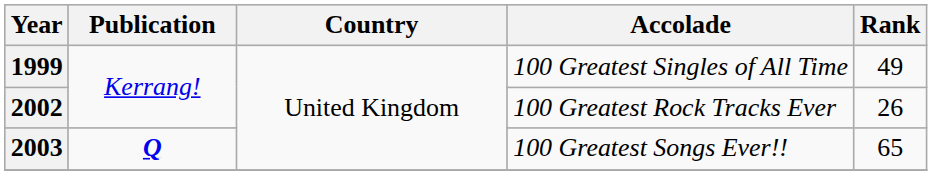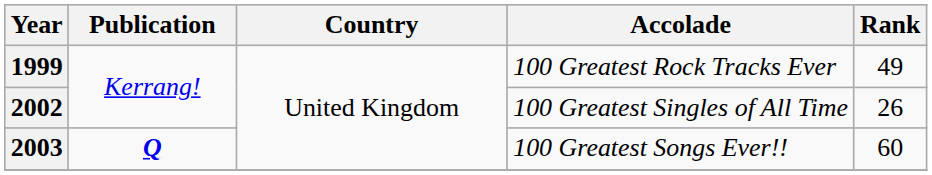(681, 66) 100 Greatest Singles of All Time -> (675, 66) 100 Greatest Rock Tracks Ever
(675, 107) 100 Greatest Rock Tracks Ever -> (681, 107) 100 Greatest Singles of All Time
(890, 148) 65 -> (890, 148) 60
